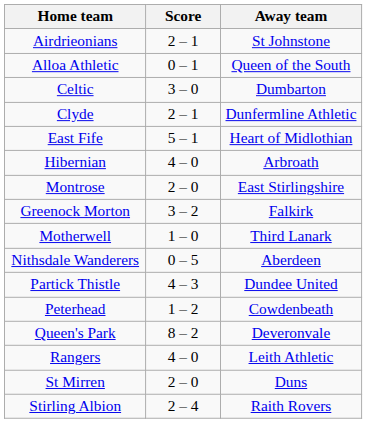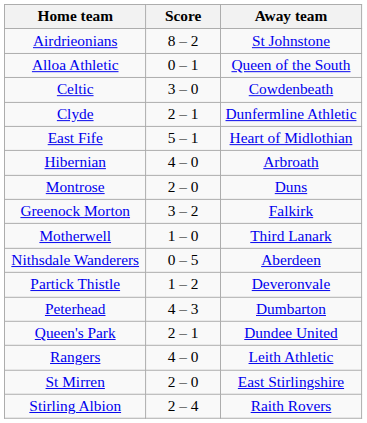(183, 41) 2 – 1 -> (183, 41) 8 – 2
(291, 89) Dumbarton -> (291, 89) Cowdenbeath
(291, 187) East Stirlingshire -> (291, 187) Duns
(183, 284) 4 – 3 -> (183, 284) 1 – 2
(291, 284) Dundee United -> (291, 284) Deveronvale
(183, 308) 1 – 2 -> (183, 308) 4 – 3
(291, 308) Cowdenbeath -> (291, 308) Dumbarton
(183, 333) 8 – 2 -> (183, 333) 2 – 1
(291, 333) Deveronvale -> (291, 333) Dundee United
(291, 382) Duns -> (291, 382) East Stirlingshire
